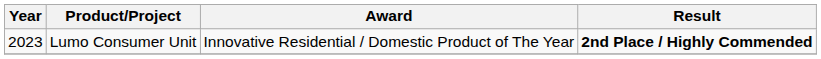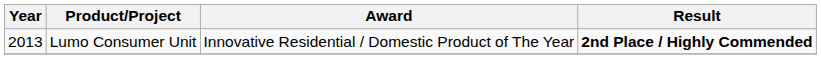(25, 41) 2023 -> (25, 41) 2013
